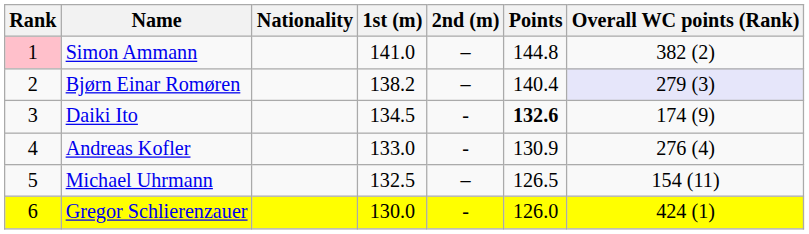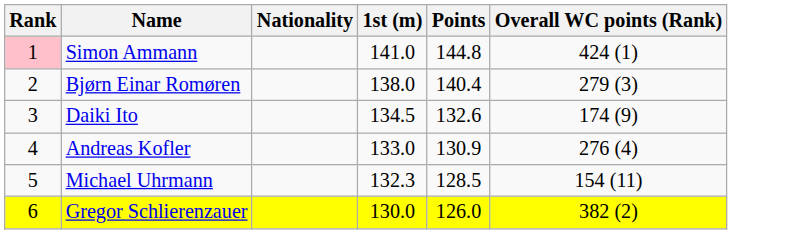- column: (466, 20)
(686, 52) 382 (2) -> (609, 52) 424 (1)
(392, 84) 138.2 -> (392, 84) 138.0
(686, 84) lavender background -> (609, 84) no background
(536, 116) bold -> (459, 116) normal
(392, 180) 132.5 -> (392, 180) 132.3
(536, 180) 126.5 -> (459, 180) 128.5
(686, 212) 424 (1) -> (609, 212) 382 (2)
